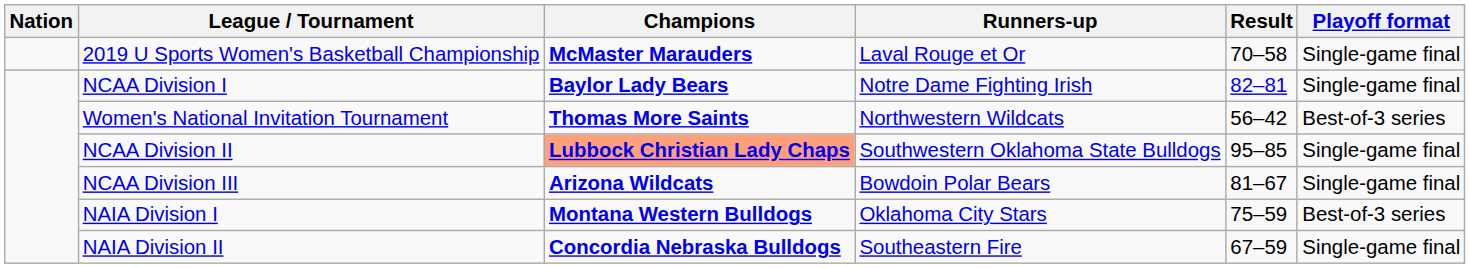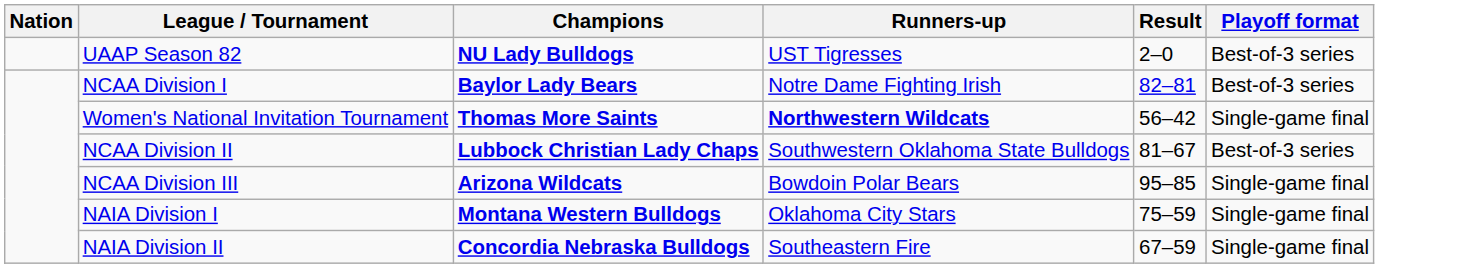- row: (311, 54)
+ row: (162, 54)
(1381, 86) Single-game final -> (1283, 86) Best-of-3 series
(962, 118) normal -> (879, 118) bold
(1374, 118) Best-of-3 series -> (1290, 118) Single-game final
(699, 150) lightsalmon background -> (608, 150) no background
(1259, 150) 95–85 -> (1167, 150) 81–67
(1381, 150) Single-game final -> (1283, 150) Best-of-3 series
(1259, 183) 81–67 -> (1167, 183) 95–85
(1374, 215) Best-of-3 series -> (1290, 215) Single-game final
